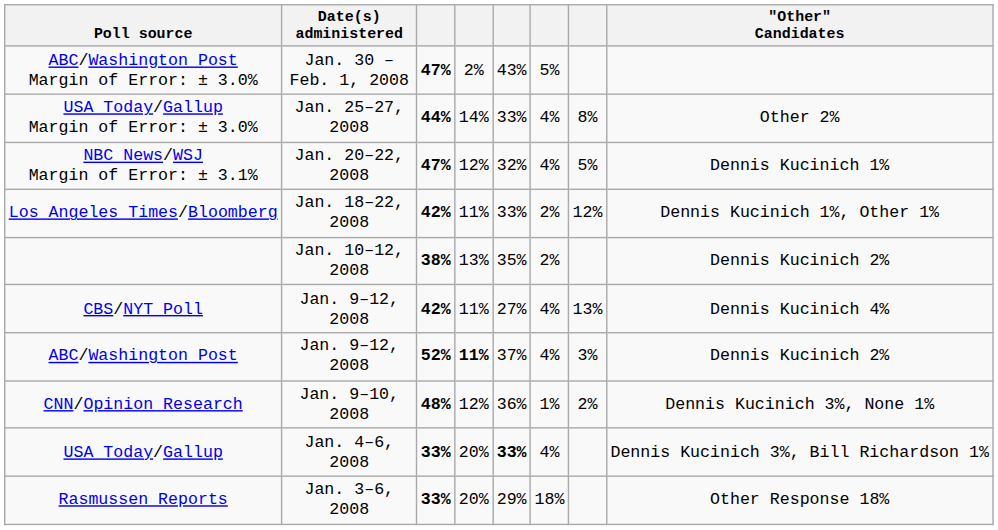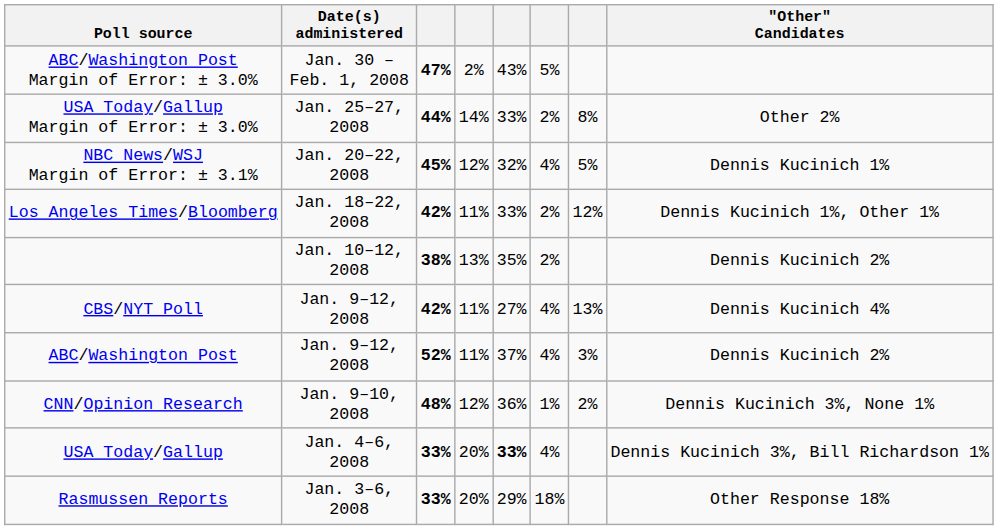(550, 118) 4% -> (550, 118) 2%
(436, 165) 47% -> (436, 165) 45%
(474, 356) bold -> (474, 356) normal
